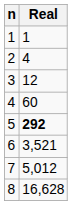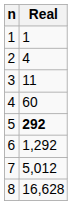(30, 80) 12 -> (29, 80) 11
(40, 146) 3,521 -> (40, 146) 1,292
